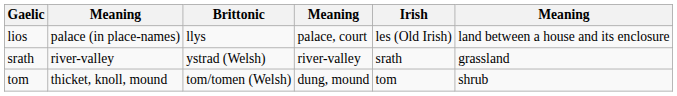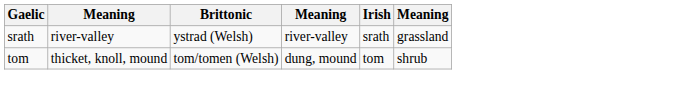- row: (17, 36)
